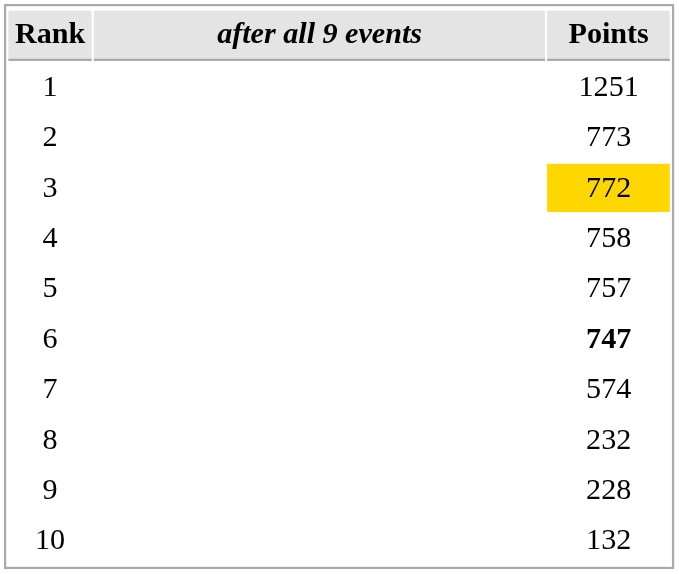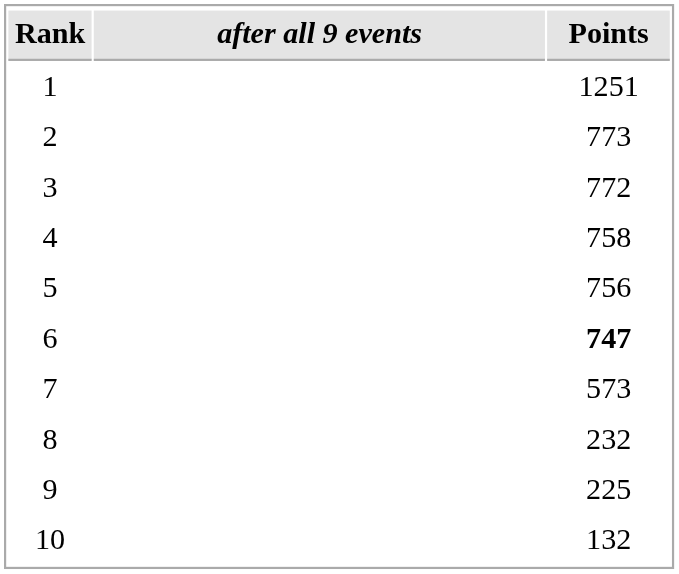(609, 187) gold background -> (609, 187) no background
(609, 288) 757 -> (609, 288) 756
(609, 388) 574 -> (609, 388) 573
(609, 489) 228 -> (609, 489) 225
